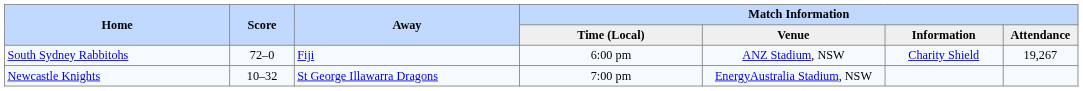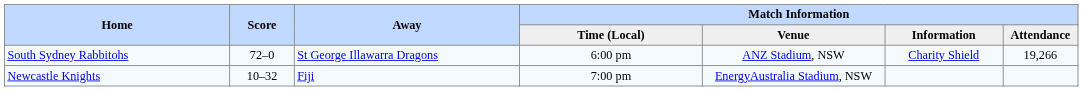(306, 55) Fiji -> (368, 55) St George Illawarra Dragons
(1040, 55) 19,267 -> (1040, 55) 19,266
(368, 75) St George Illawarra Dragons -> (306, 75) Fiji
